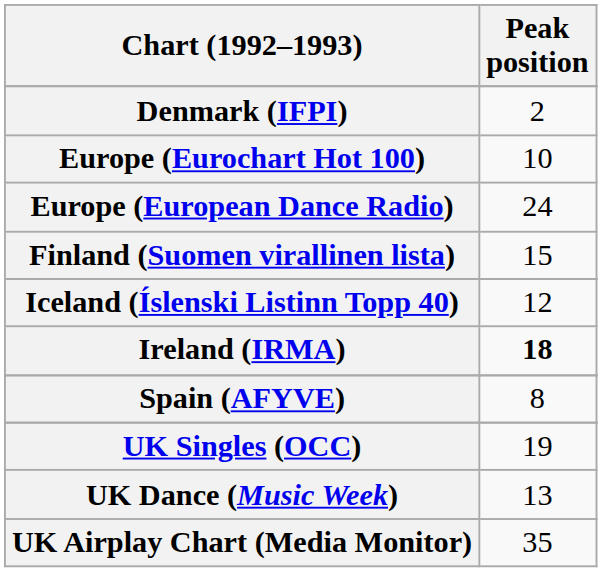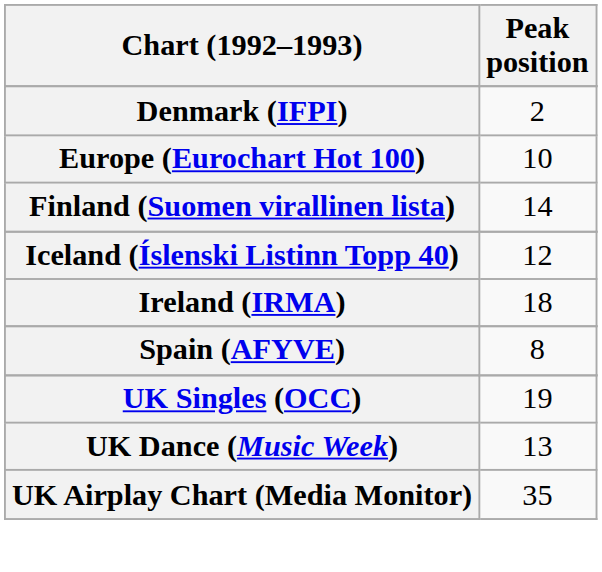- row: (242, 206)
(537, 254) 15 -> (537, 206) 14
(537, 350) bold -> (537, 302) normal
